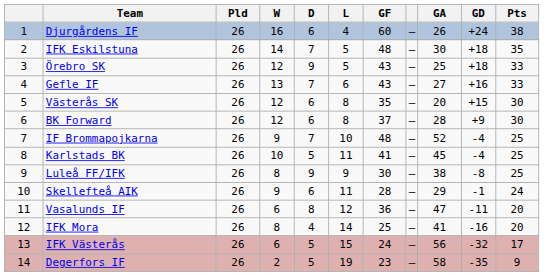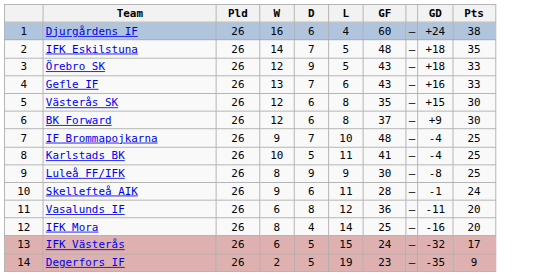- column: (439, 13)
